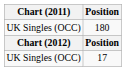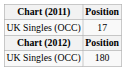rows swapped: (102, 27) <-> (102, 58)
